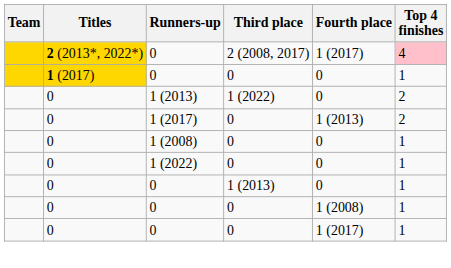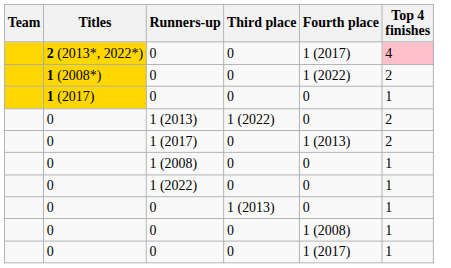(268, 53) 2 (2008, 2017) -> (231, 53) 0
+ row: (74, 75)
